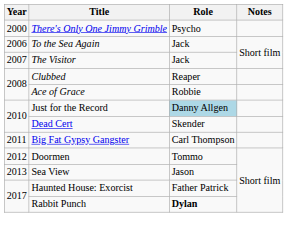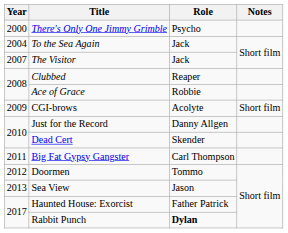(17, 44) 2006 -> (17, 44) 2004
+ row: (54, 108)
(200, 108) lightblue background -> (200, 124) no background
